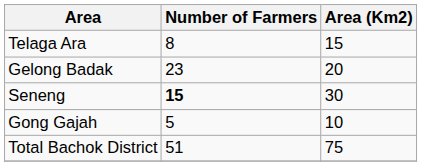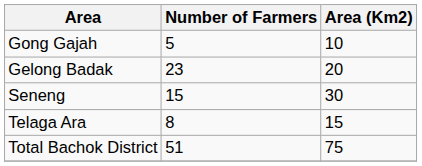rows swapped: (47, 43) <-> (53, 122)
(174, 95) bold -> (174, 95) normal
